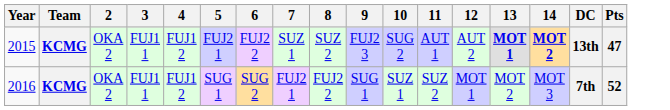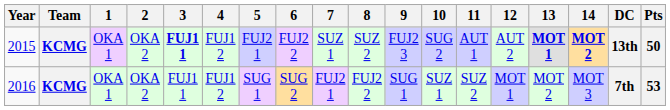+ column: (108, 15)
(145, 46) normal -> (183, 46) bold
(615, 46) 47 -> (653, 46) 50
(615, 85) 52 -> (653, 85) 53
